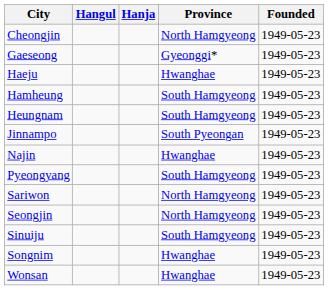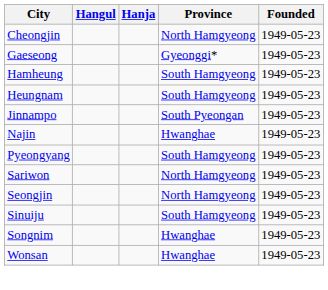- row: (22, 74)
